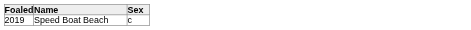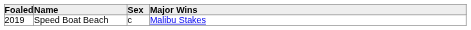+ column: (174, 10)
